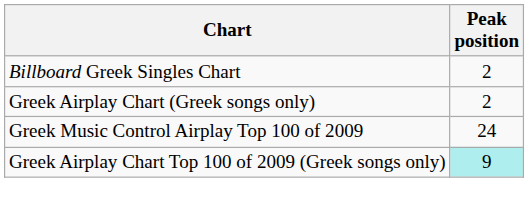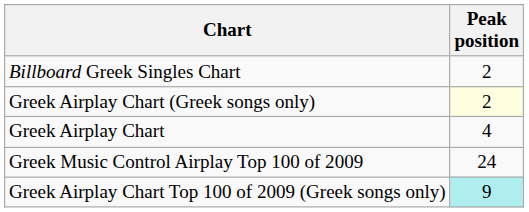(487, 101) no background -> (487, 101) lightyellow background
+ row: (87, 131)
